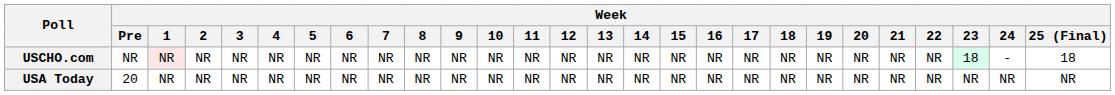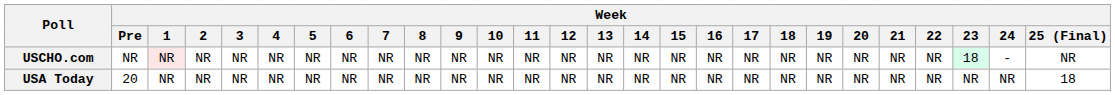(1068, 58) 18 -> (1068, 58) NR
(1068, 79) NR -> (1068, 79) 18
